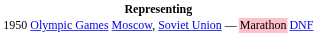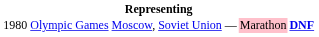(15, 25) 1950 -> (15, 25) 1980
(301, 25) normal -> (302, 25) bold
